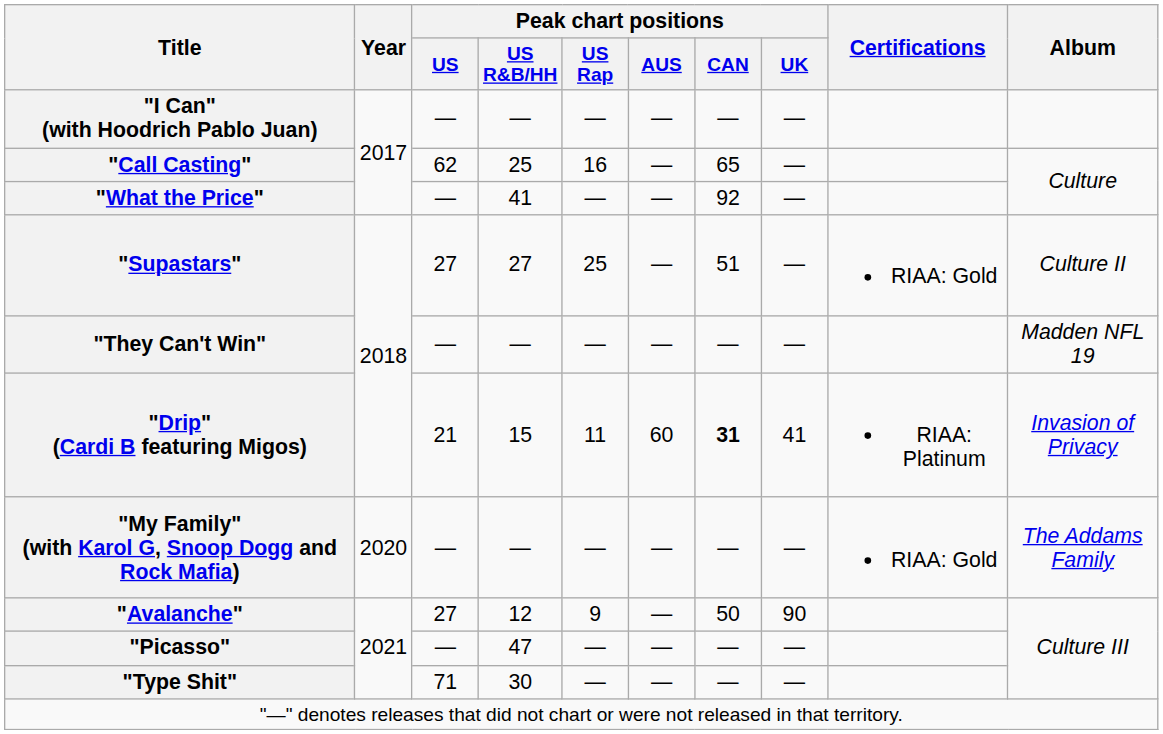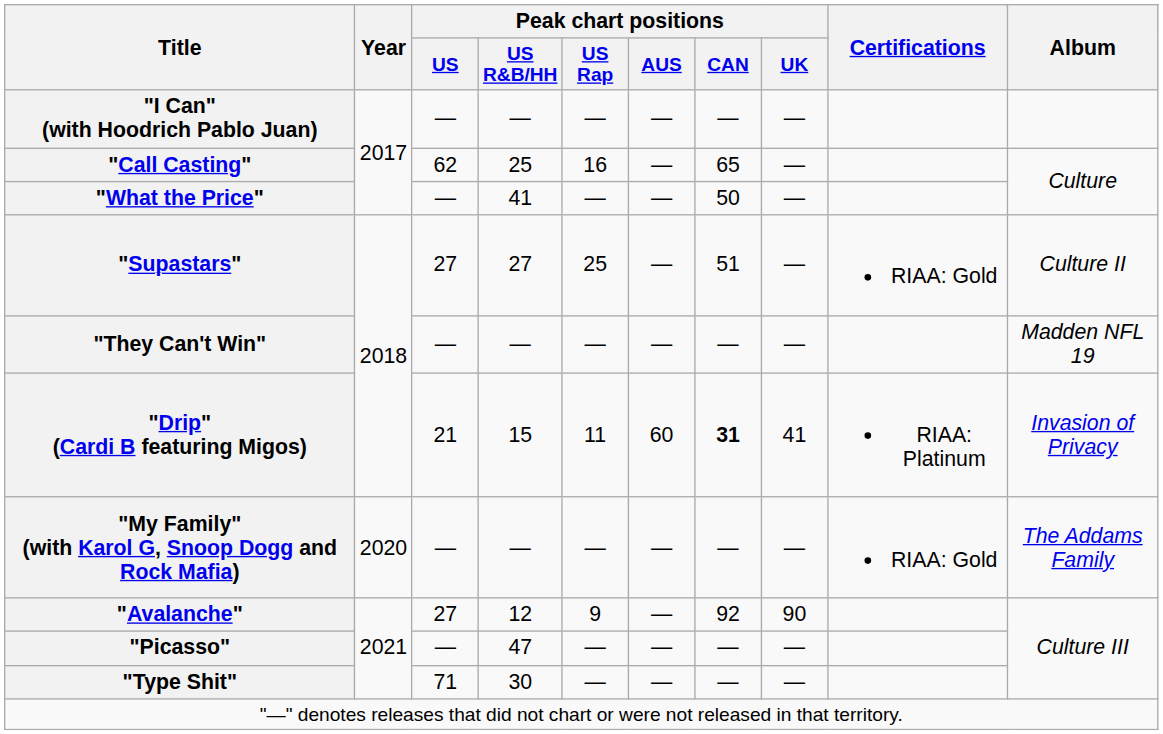(728, 198) 92 -> (728, 198) 50
(728, 614) 50 -> (728, 614) 92
